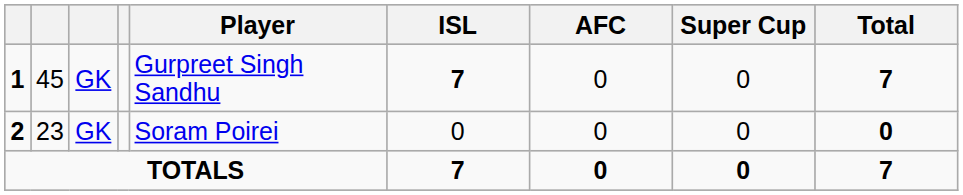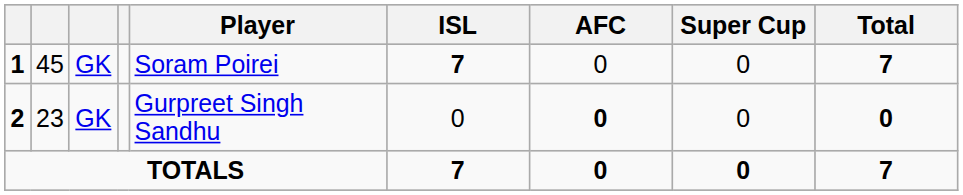(219, 78) Gurpreet Singh Sandhu -> (207, 64) Soram Poirei
(207, 132) Soram Poirei -> (219, 118) Gurpreet Singh Sandhu
(600, 132) normal -> (600, 118) bold
